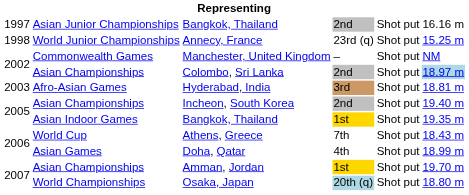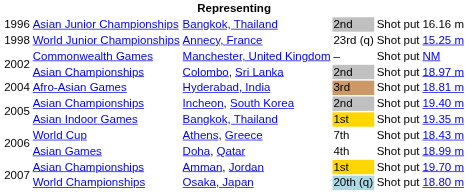(17, 24) 1997 -> (17, 24) 1996
(443, 72) lightblue background -> (443, 72) no background
(17, 87) 2003 -> (17, 87) 2004
